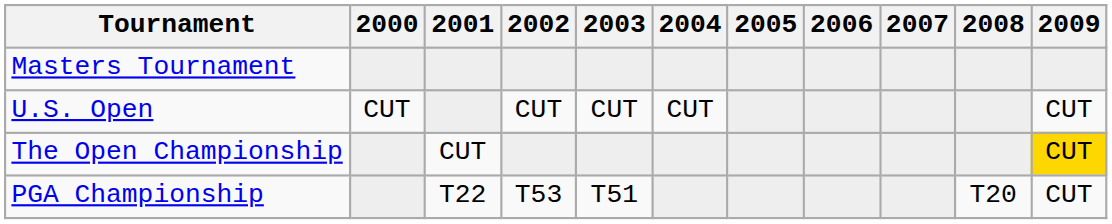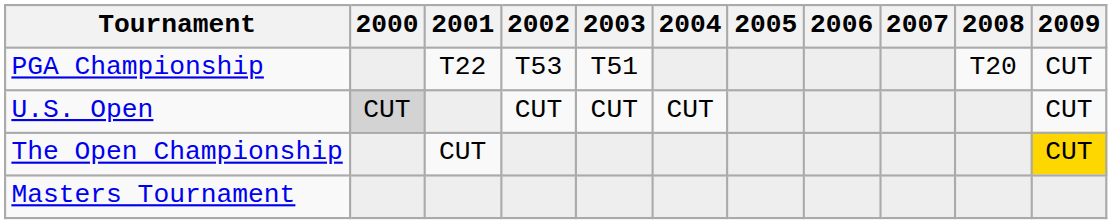rows swapped: (153, 69) <-> (138, 197)
(387, 112) no background -> (387, 112) lightgrey background
